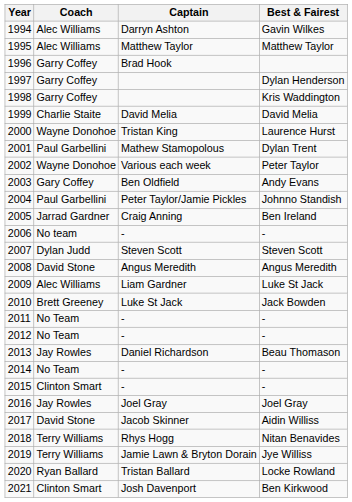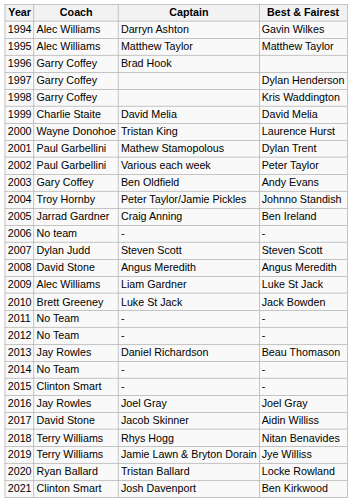(76, 166) Wayne Donohoe -> (71, 166) Paul Garbellini
(71, 200) Paul Garbellini -> (66, 200) Troy Hornby
